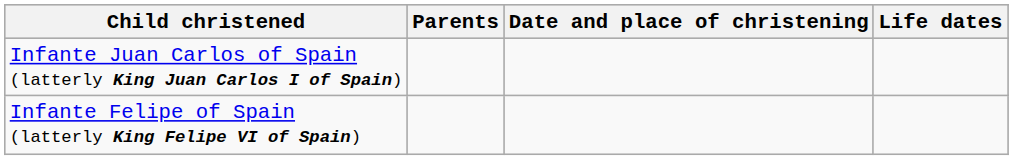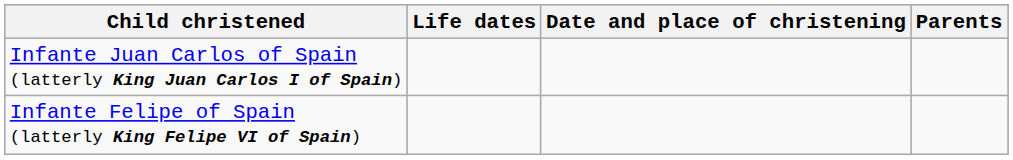columns swapped: (940, 22) <-> (456, 22)
